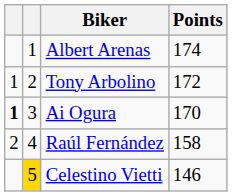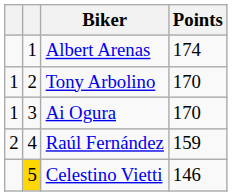(187, 81) 172 -> (187, 81) 170
(14, 112) bold -> (14, 112) normal
(187, 143) 158 -> (187, 143) 159
